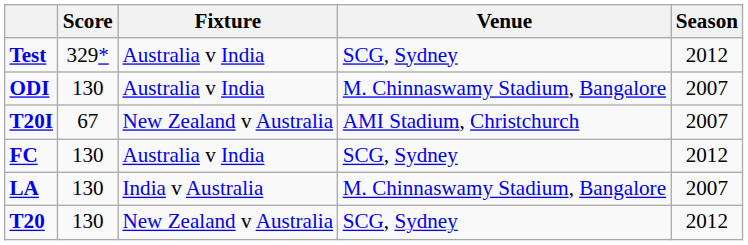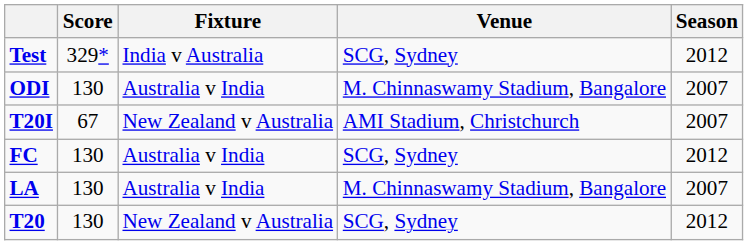(193, 54) Australia v India -> (193, 54) India v Australia
(193, 188) India v Australia -> (193, 188) Australia v India
